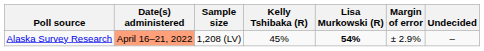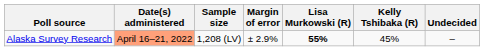columns swapped: (406, 18) <-> (279, 18)
(351, 38) 54% -> (318, 38) 55%
